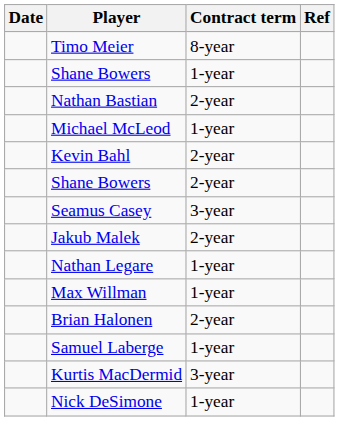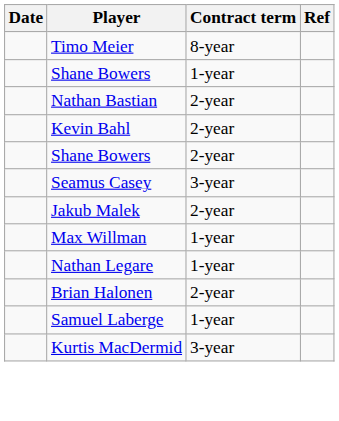- row: (111, 127)
rows swapped: (102, 264) <-> (99, 292)
- row: (106, 401)
